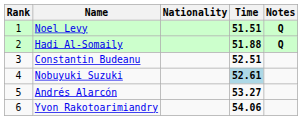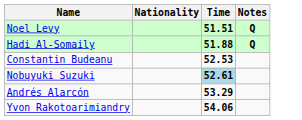- column: (18, 12)
(247, 60) 52.51 -> (219, 60) 52.53
(247, 92) 53.27 -> (219, 92) 53.29
